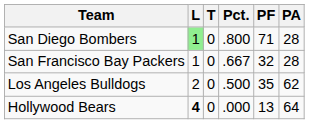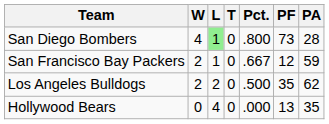+ column: (198, 15)
(266, 38) 71 -> (286, 38) 73
(266, 61) 32 -> (286, 61) 12
(291, 61) 28 -> (312, 61) 59
(196, 107) bold -> (216, 107) normal
(291, 107) 64 -> (312, 107) 35
